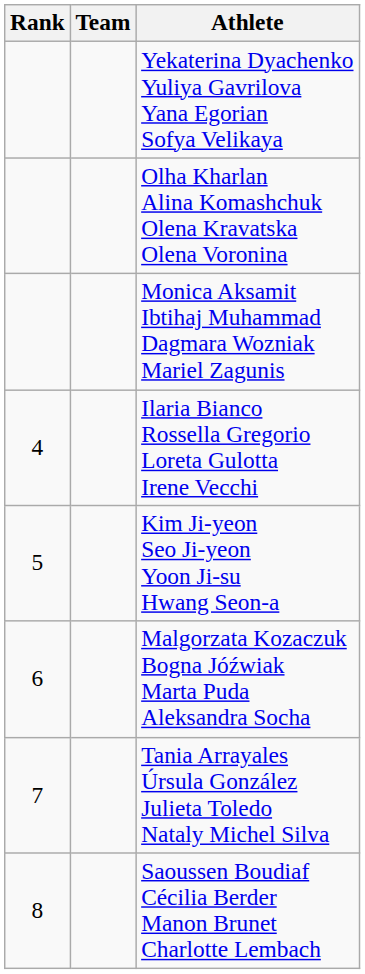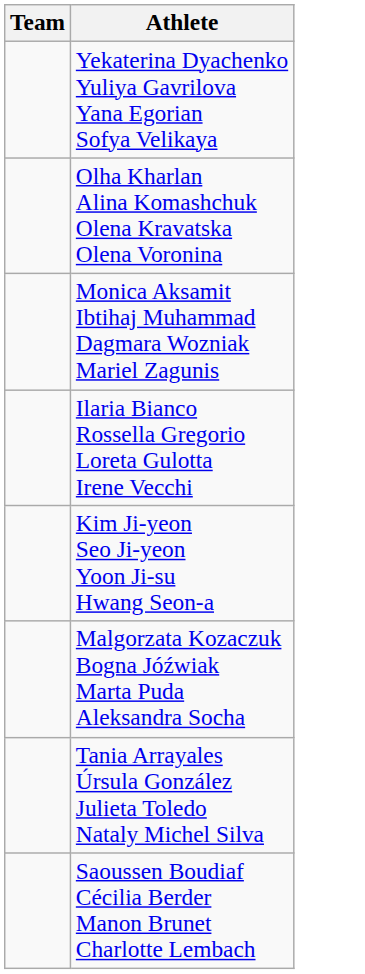- column: (37, 23)
